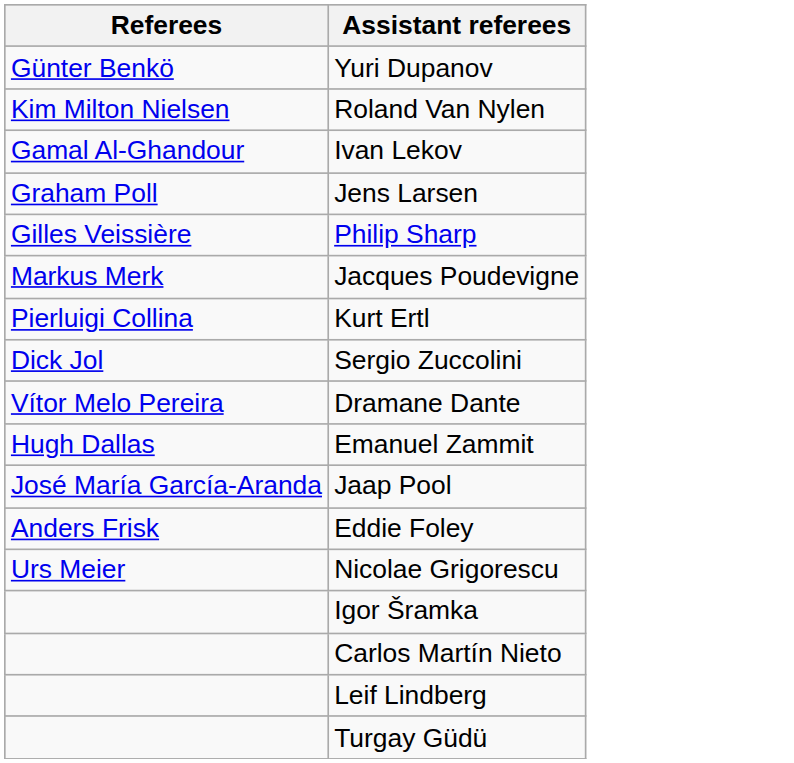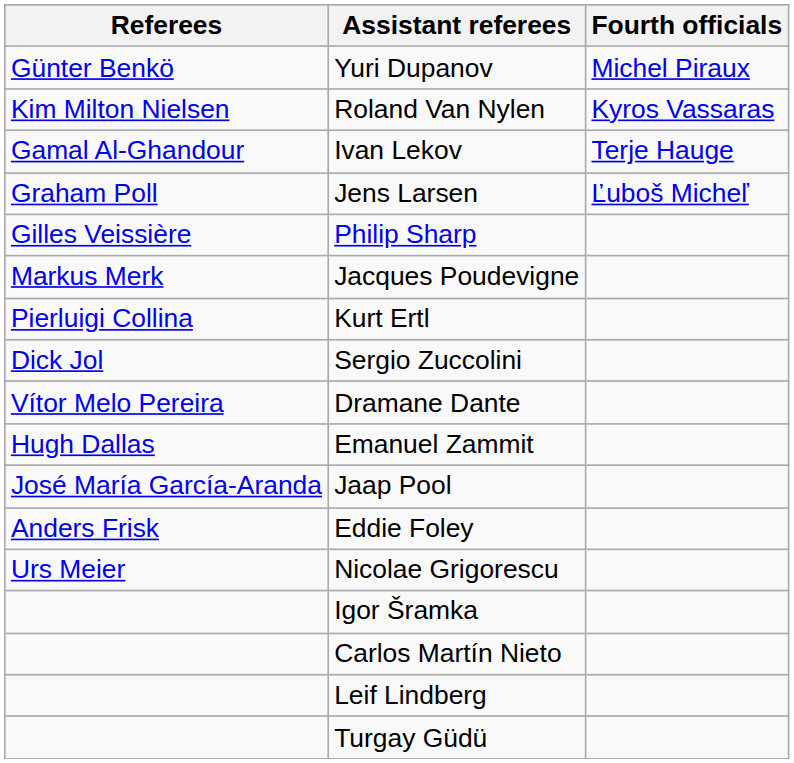+ column: (687, 25)
